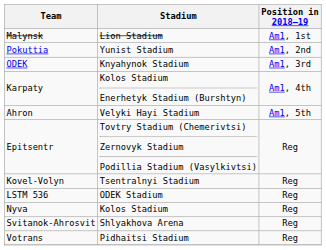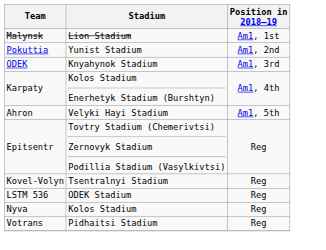- row: (51, 224)
